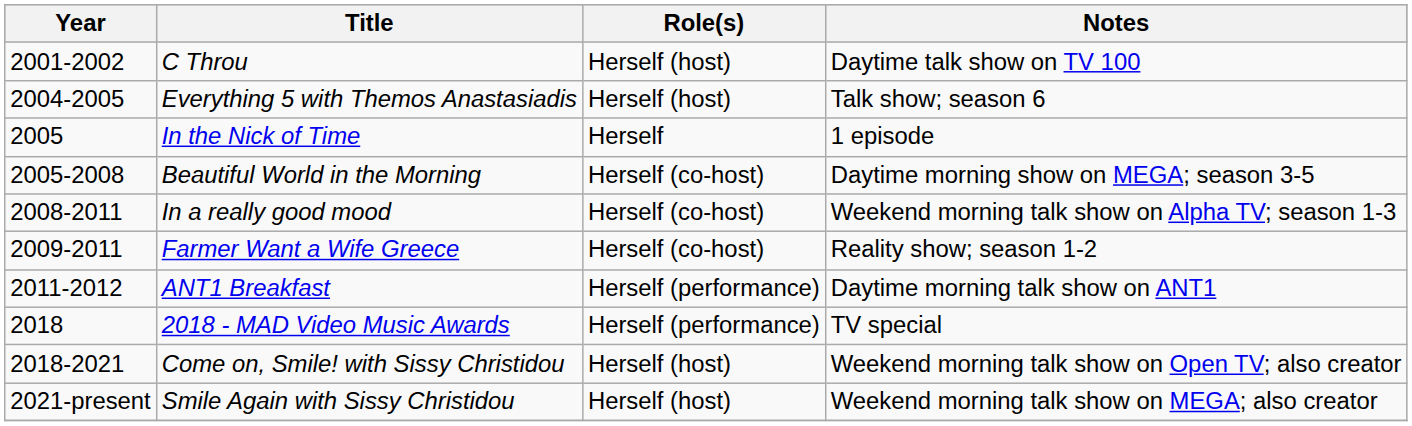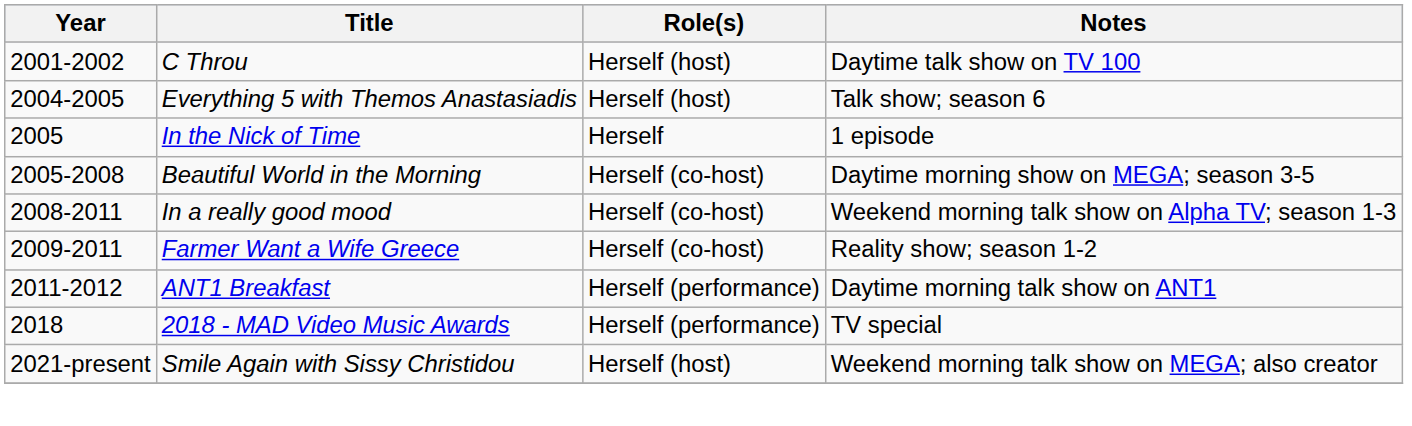- row: (363, 363)
